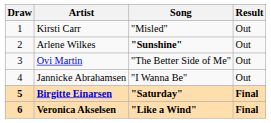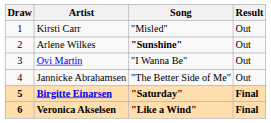(181, 61) "The Better Side of Me" -> (159, 61) "I Wanna Be"
(159, 77) "I Wanna Be" -> (181, 77) "The Better Side of Me"
